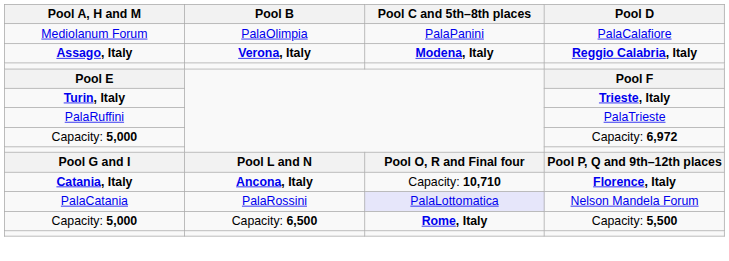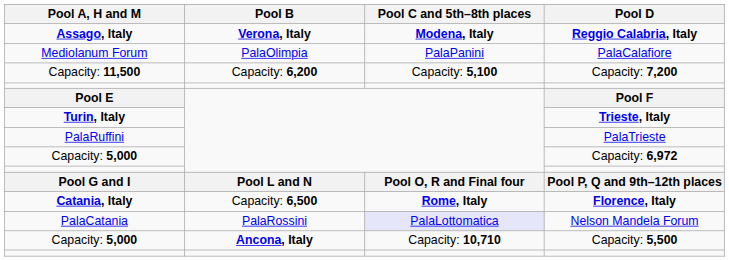rows swapped: (94, 53) <-> (94, 33)
+ row: (94, 72)
(274, 181) Ancona, Italy -> (274, 201) Capacity: 6,500
(455, 181) Capacity: 10,710 -> (455, 201) Rome, Italy
(274, 221) Capacity: 6,500 -> (274, 240) Ancona, Italy
(455, 221) Rome, Italy -> (455, 240) Capacity: 10,710
